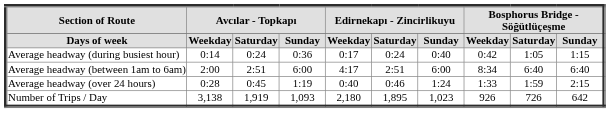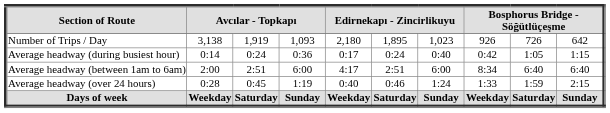rows swapped: (97, 40) <-> (58, 98)
